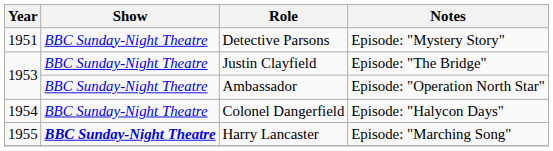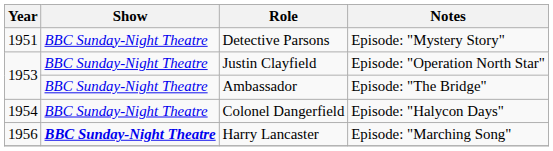(419, 63) Episode: "The Bridge" -> (448, 63) Episode: "Operation North Star"
(448, 87) Episode: "Operation North Star" -> (419, 87) Episode: "The Bridge"
(23, 134) 1955 -> (23, 134) 1956
